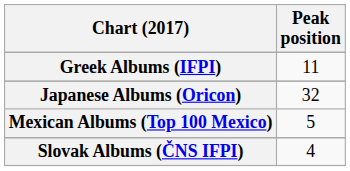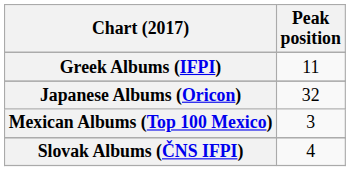(311, 123) 5 -> (311, 123) 3
